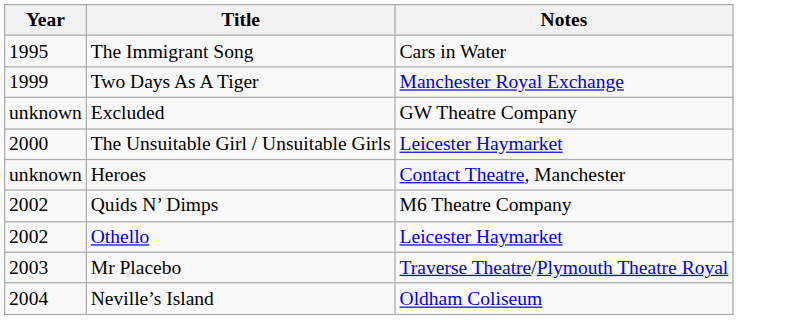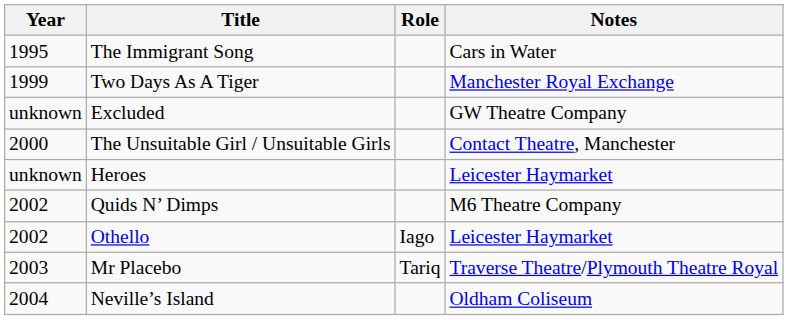+ column: (420, 19)
(481, 143) Leicester Haymarket -> (562, 143) Contact Theatre, Manchester
(512, 174) Contact Theatre, Manchester -> (531, 174) Leicester Haymarket
